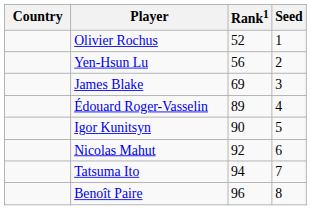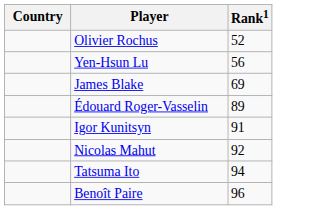- column: (289, 17)
(238, 128) 90 -> (238, 128) 91
